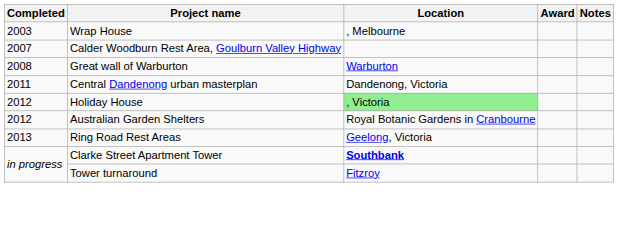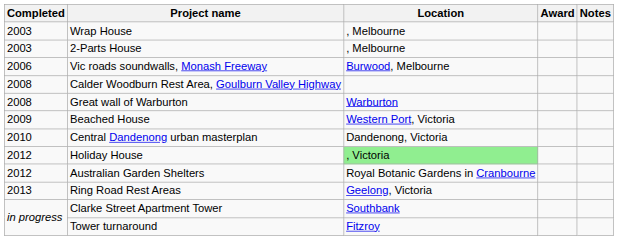+ row: (106, 48)
+ row: (169, 66)
(19, 48) 2007 -> (19, 84) 2008
+ row: (110, 119)
(19, 84) 2011 -> (19, 137) 2010
(375, 155) bold -> (373, 208) normal
